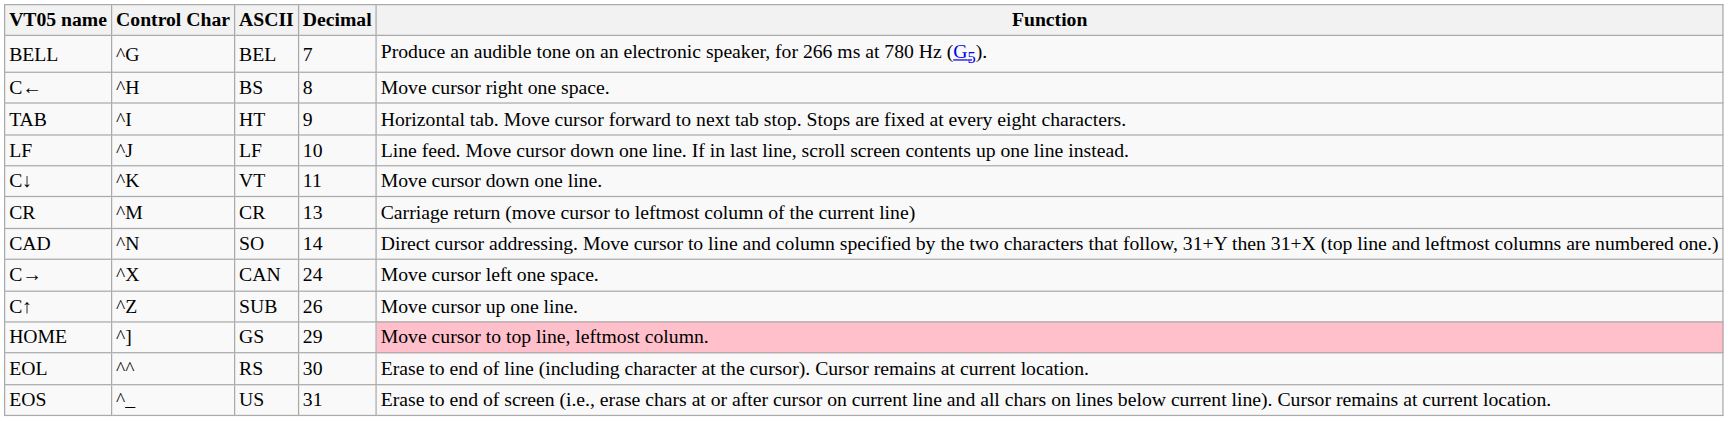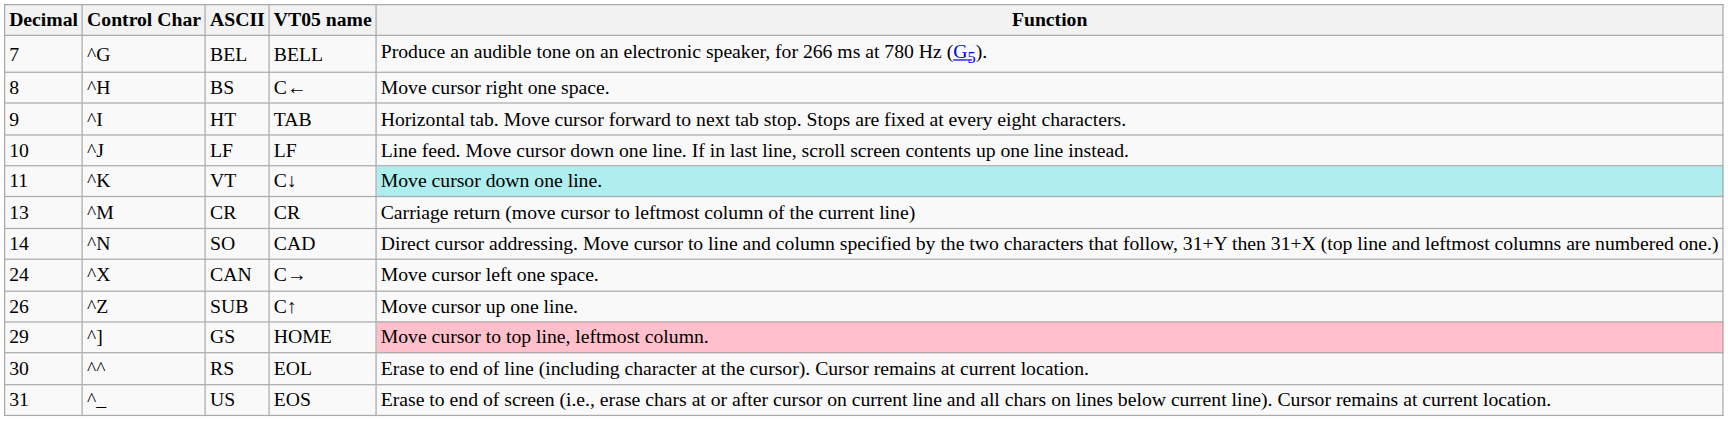columns swapped: (337, 20) <-> (58, 20)
(491, 181) no background -> (491, 181) paleturquoise background
